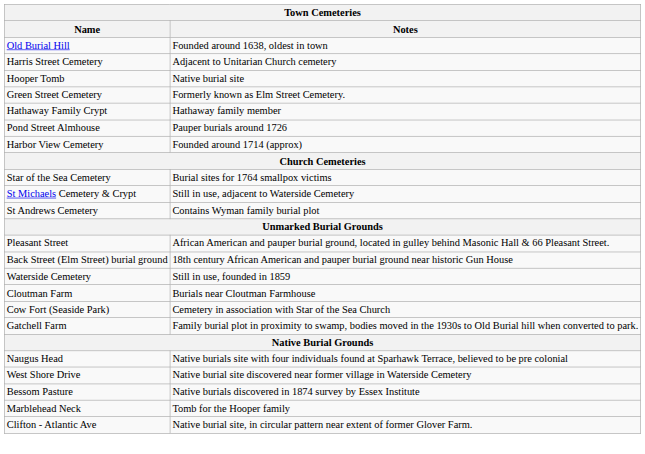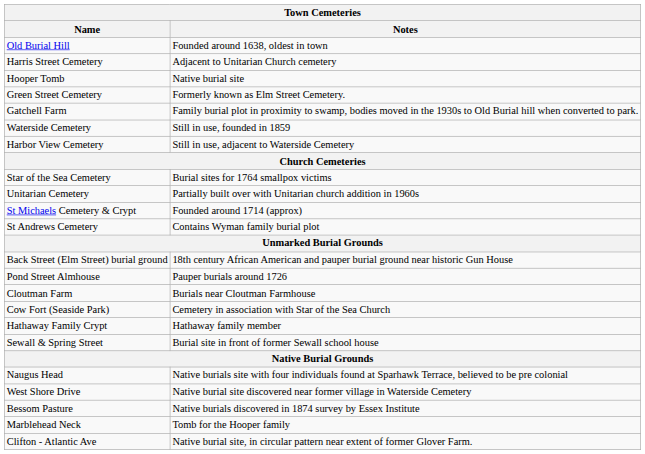rows swapped: (57, 111) <-> (37, 326)
rows swapped: (49, 276) <-> (53, 128)
(237, 144) Founded around 1714 (approx) -> (263, 144) Still in use, adjacent to Waterside Cemetery
+ row: (48, 194)
(263, 194) Still in use, adjacent to Waterside Cemetery -> (237, 210) Founded around 1714 (approx)
- row: (37, 243)
+ row: (55, 342)
